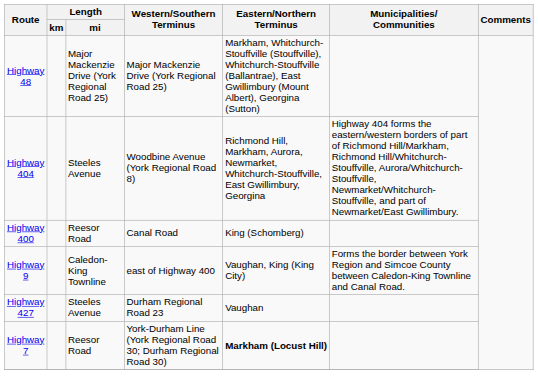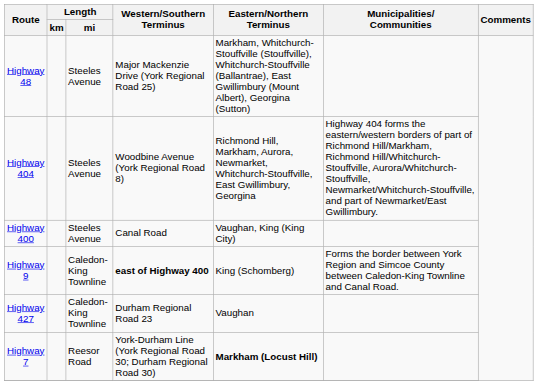(92, 76) Major Mackenzie Drive (York Regional Road 25) -> (85, 76) Steeles Avenue
(84, 233) Reesor Road -> (85, 233) Steeles Avenue
(264, 233) King (Schomberg) -> (260, 233) Vaughan, King (King City)
(171, 270) normal -> (162, 270) bold
(270, 270) Vaughan, King (King City) -> (255, 270) King (Schomberg)
(84, 308) Steeles Avenue -> (88, 313) Caledon-King Townline
